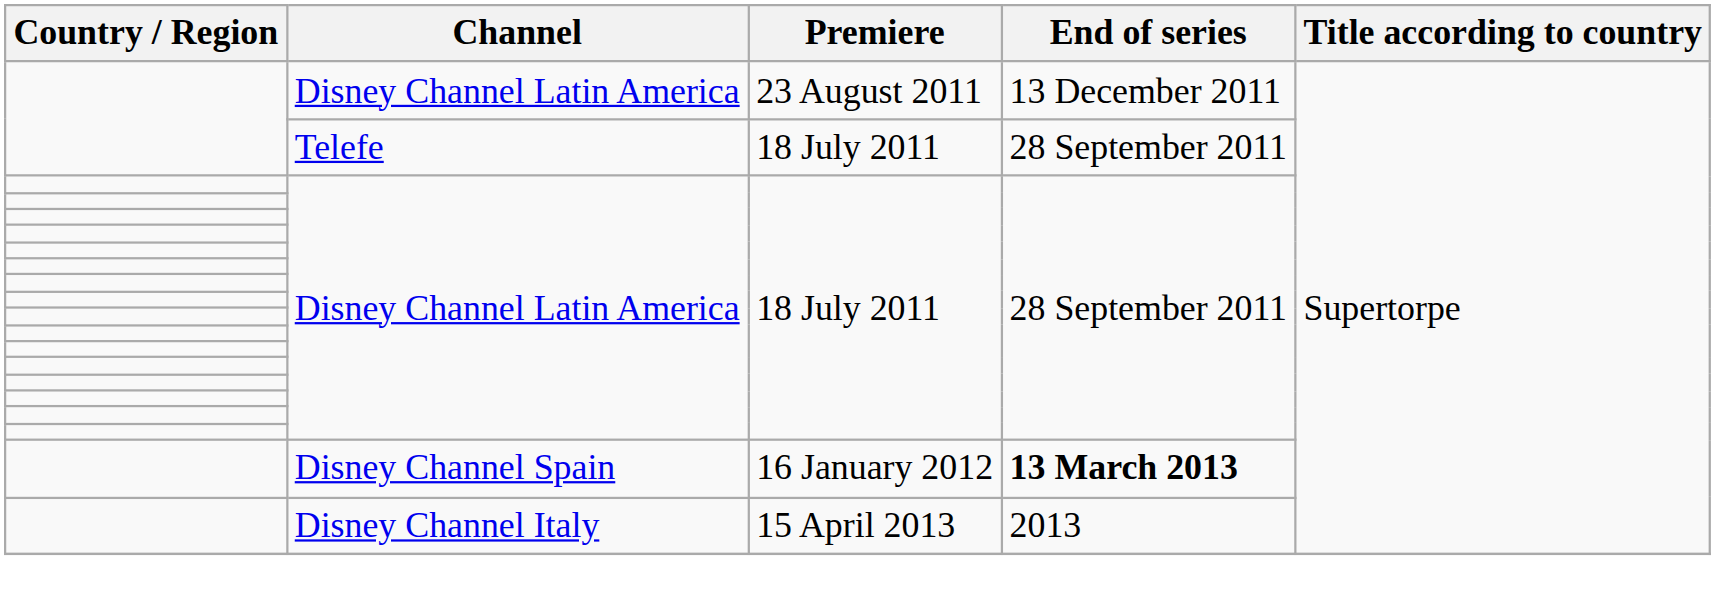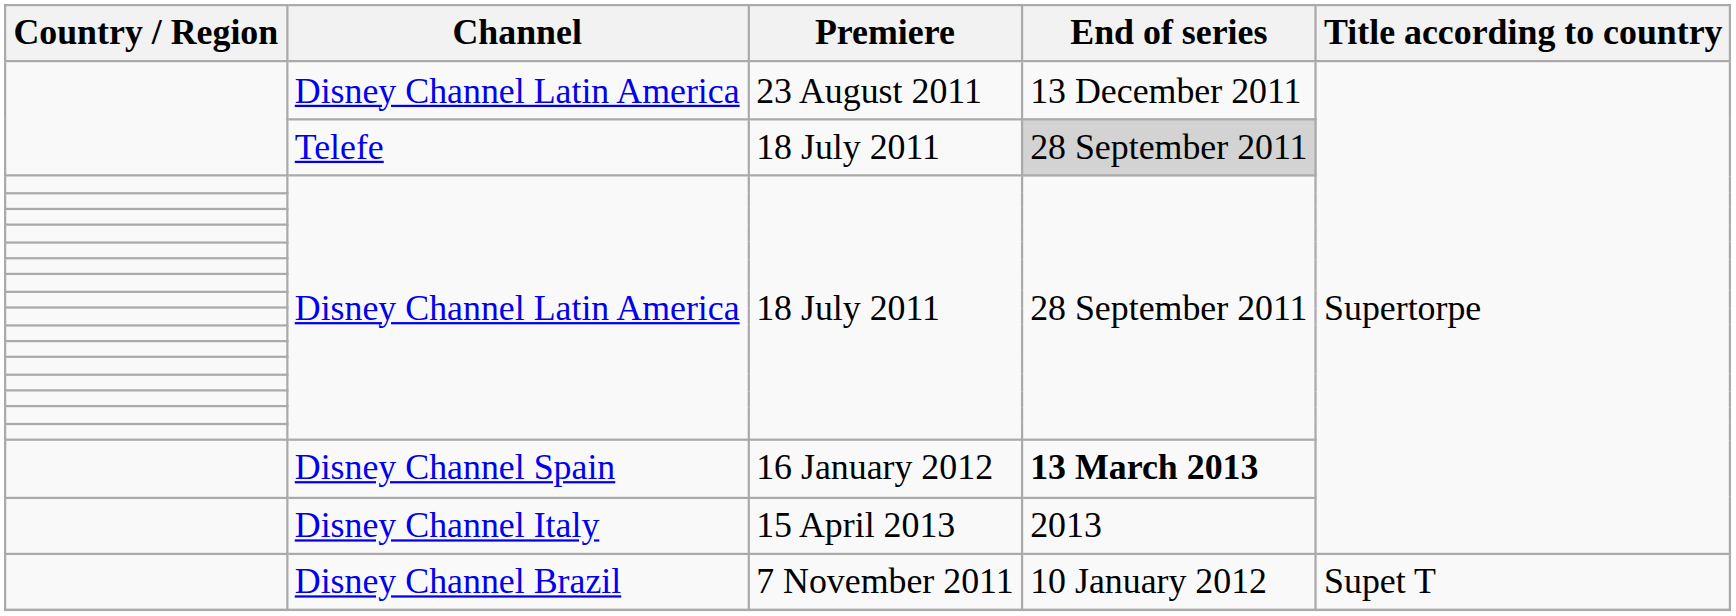(1148, 146) no background -> (1169, 146) lightgrey background
+ row: (458, 581)
